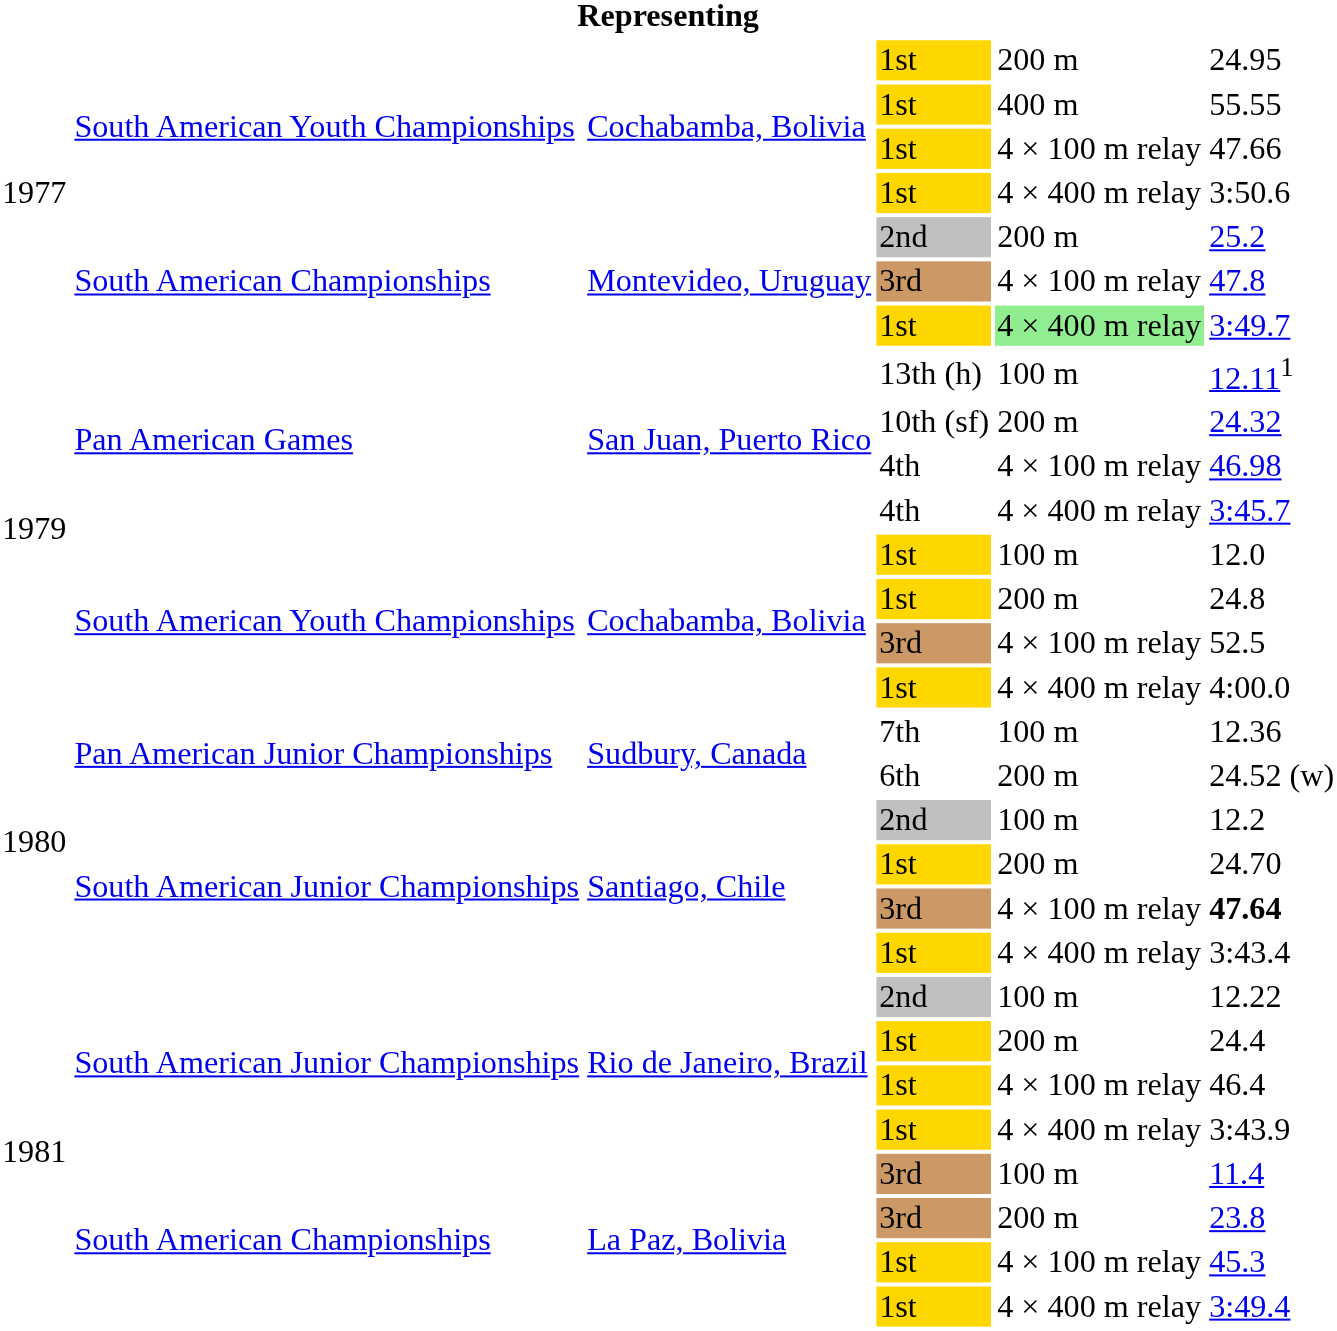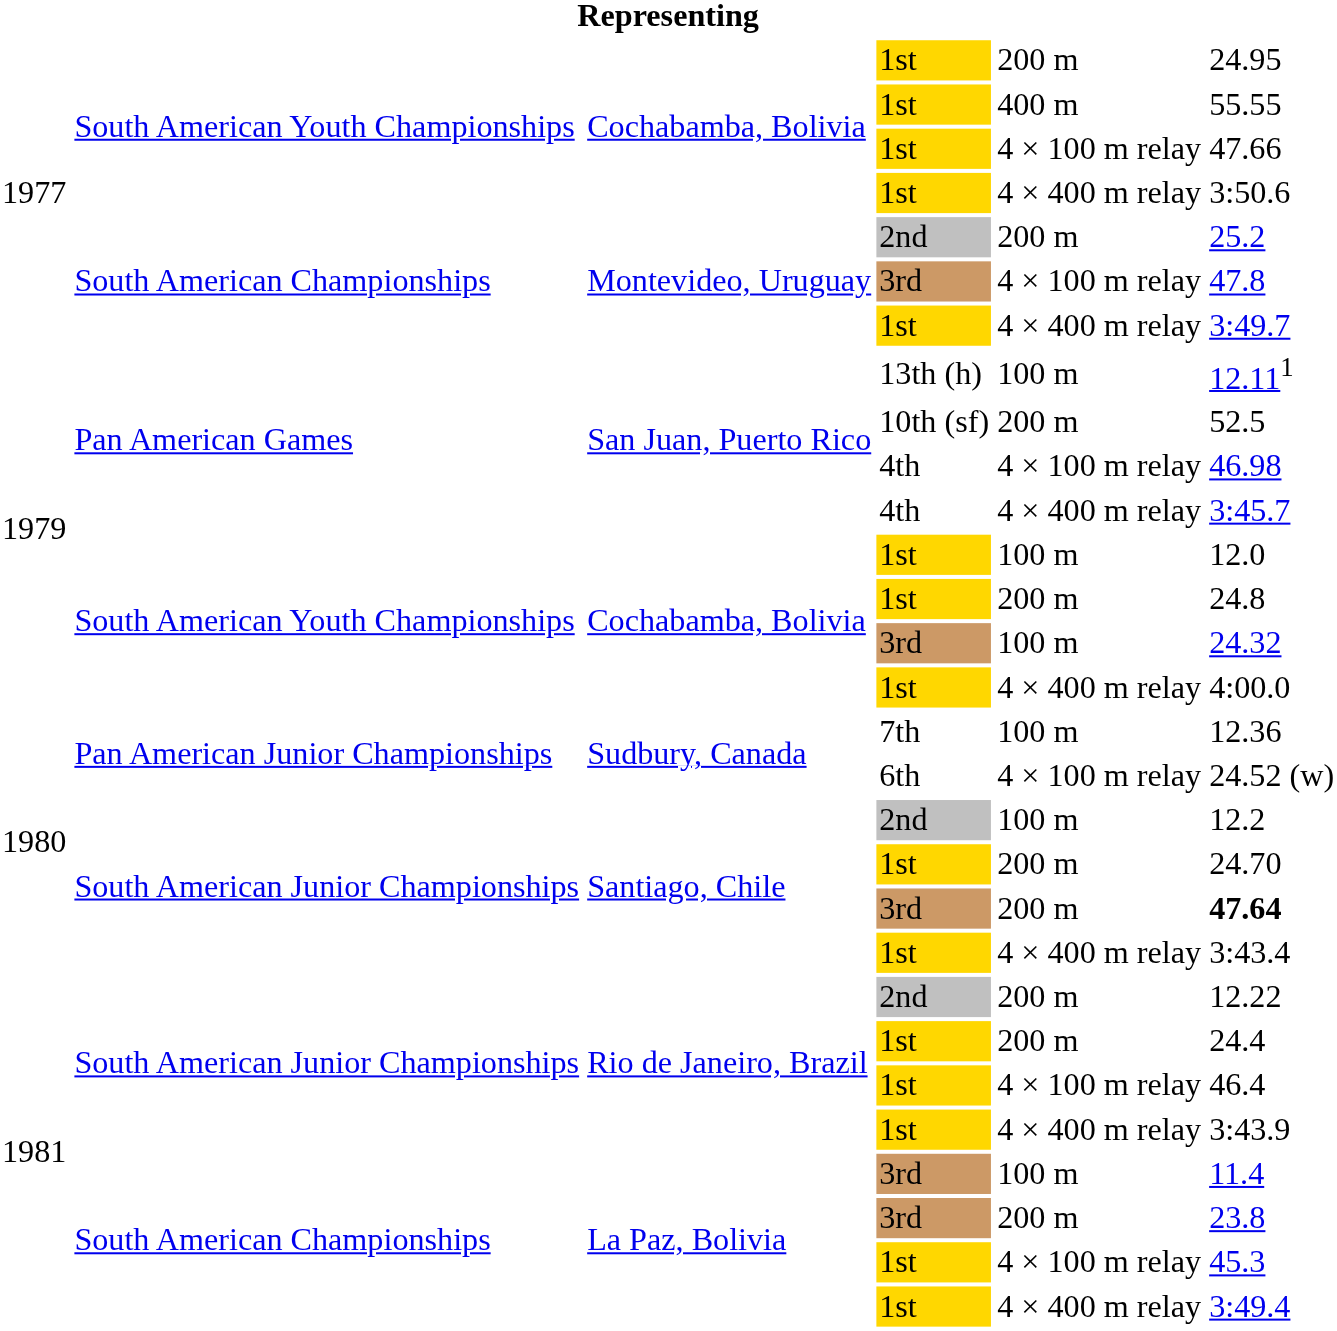(1099, 325) lightgreen background -> (1099, 325) no background
(1245, 422) 24.32 -> (1237, 422) 52.5
(1099, 643) 4 × 100 m relay -> (1038, 643) 100 m
(1237, 643) 52.5 -> (1245, 643) 24.32
(1038, 776) 200 m -> (1099, 776) 4 × 100 m relay
(1099, 908) 4 × 100 m relay -> (1038, 908) 200 m
(1038, 997) 100 m -> (1038, 997) 200 m
